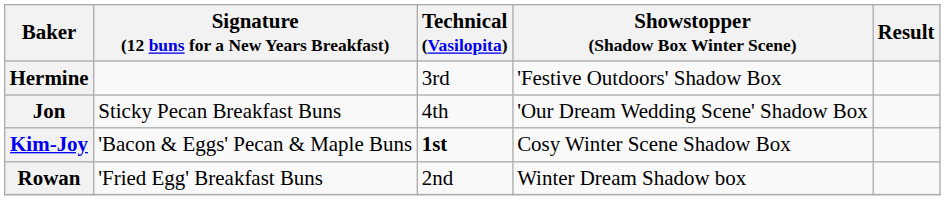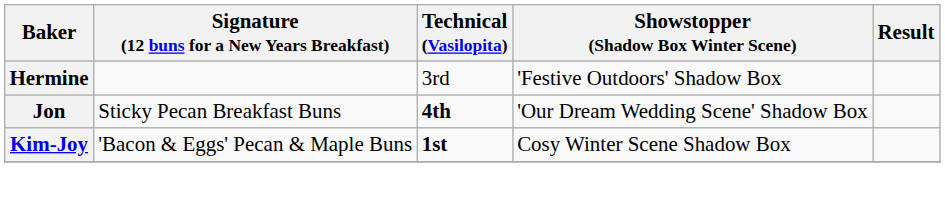(435, 111) normal -> (436, 111) bold
- row: (49, 177)
